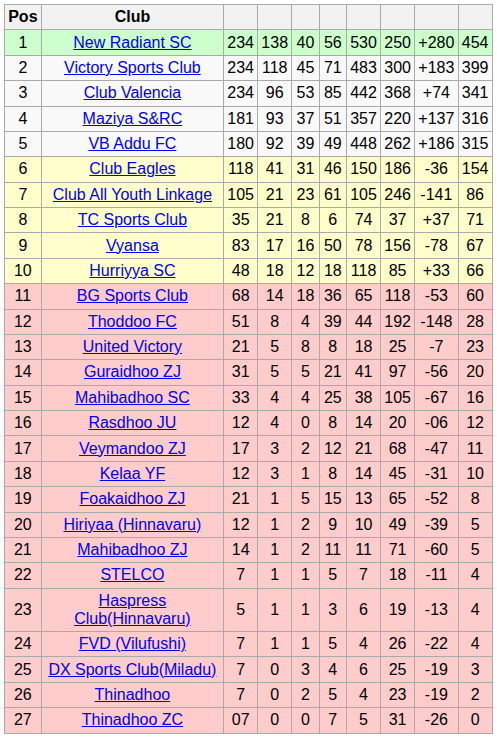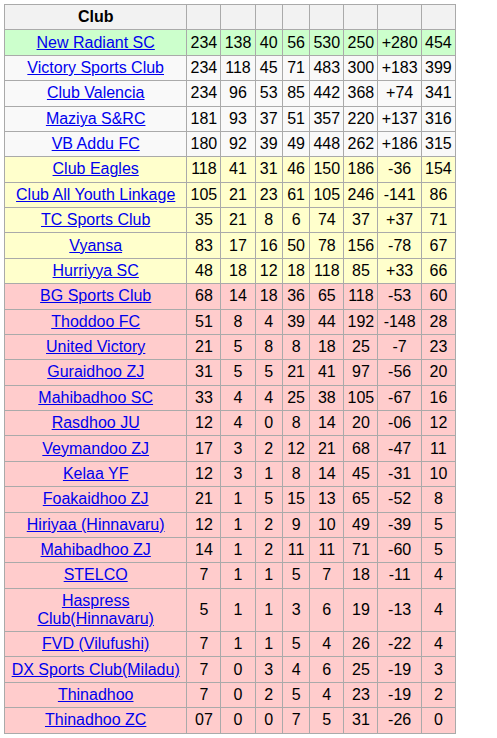- column: (23, 17)
